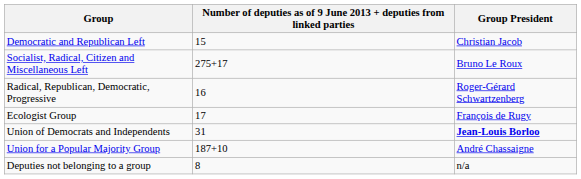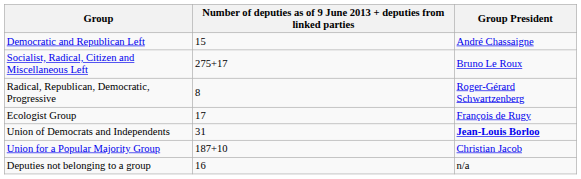(489, 41) Christian Jacob -> (495, 41) André Chassaigne
(200, 92) 16 -> (198, 92) 8
(495, 148) André Chassaigne -> (489, 148) Christian Jacob
(198, 165) 8 -> (200, 165) 16
